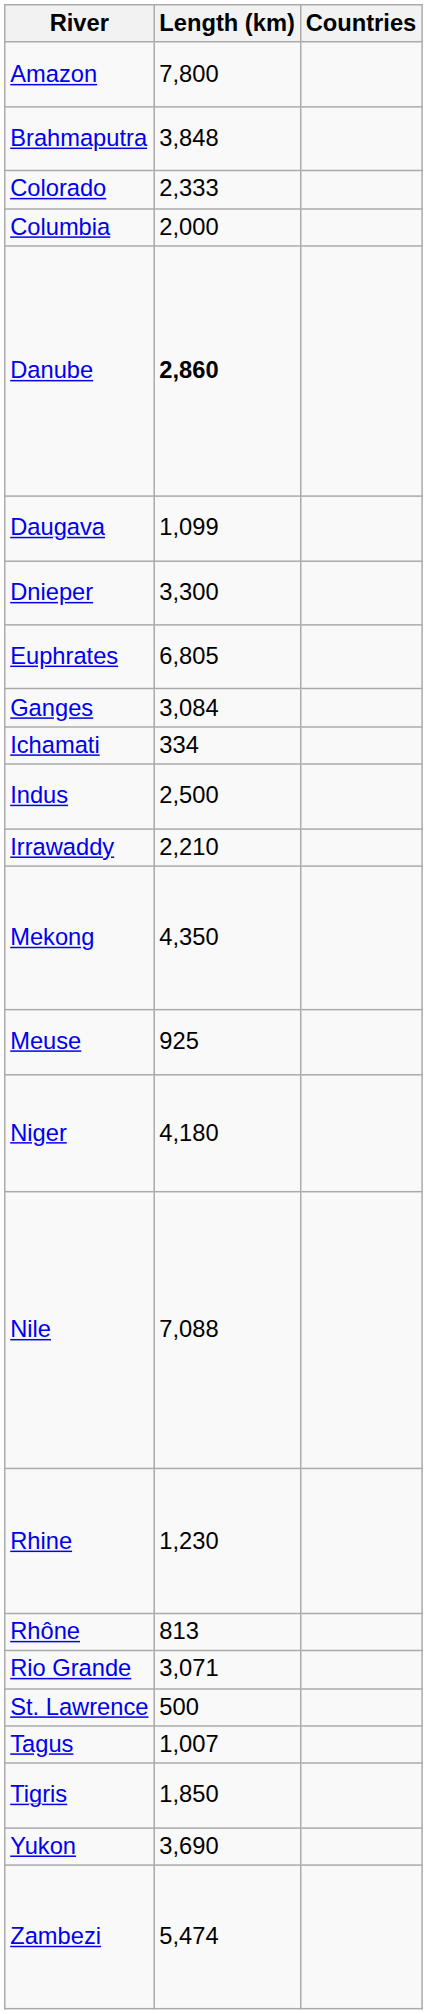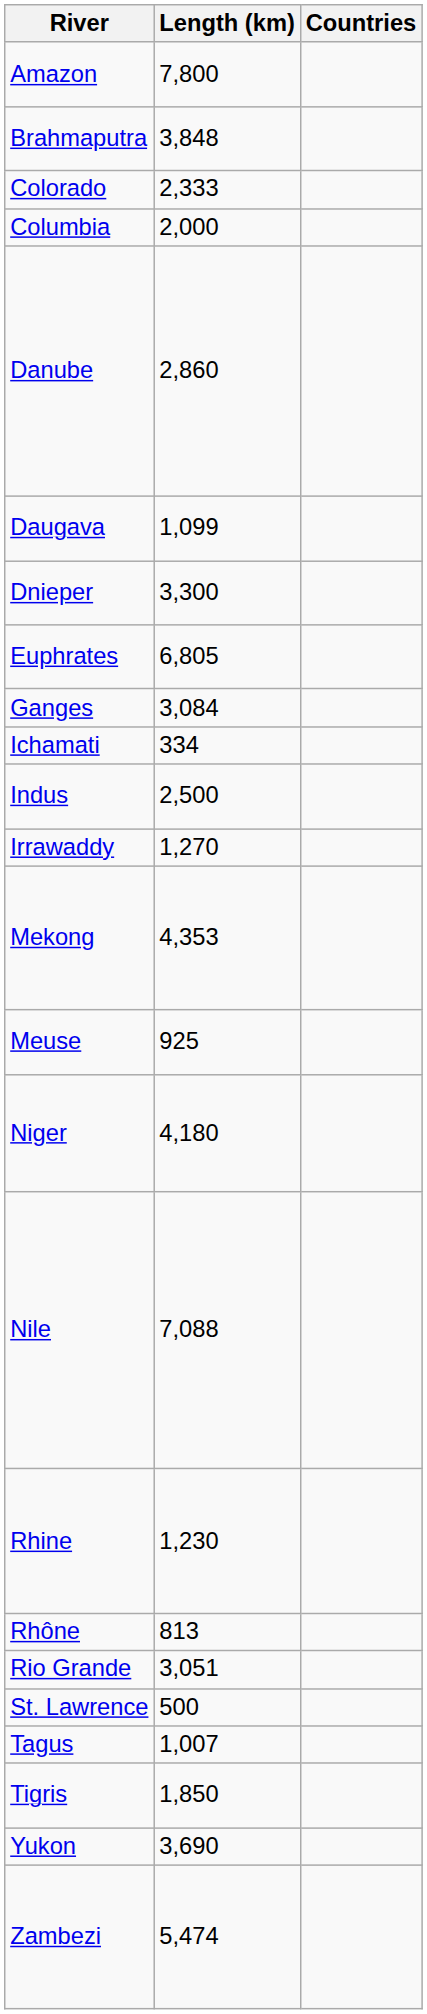(189, 370) bold -> (189, 370) normal
(189, 846) 2,210 -> (189, 846) 1,270
(189, 937) 4,350 -> (189, 937) 4,353
(189, 1669) 3,071 -> (189, 1669) 3,051
